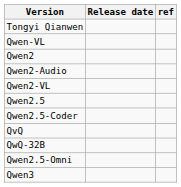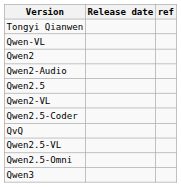rows swapped: (28, 86) <-> (26, 101)
+ row: (34, 145)
- row: (26, 145)
